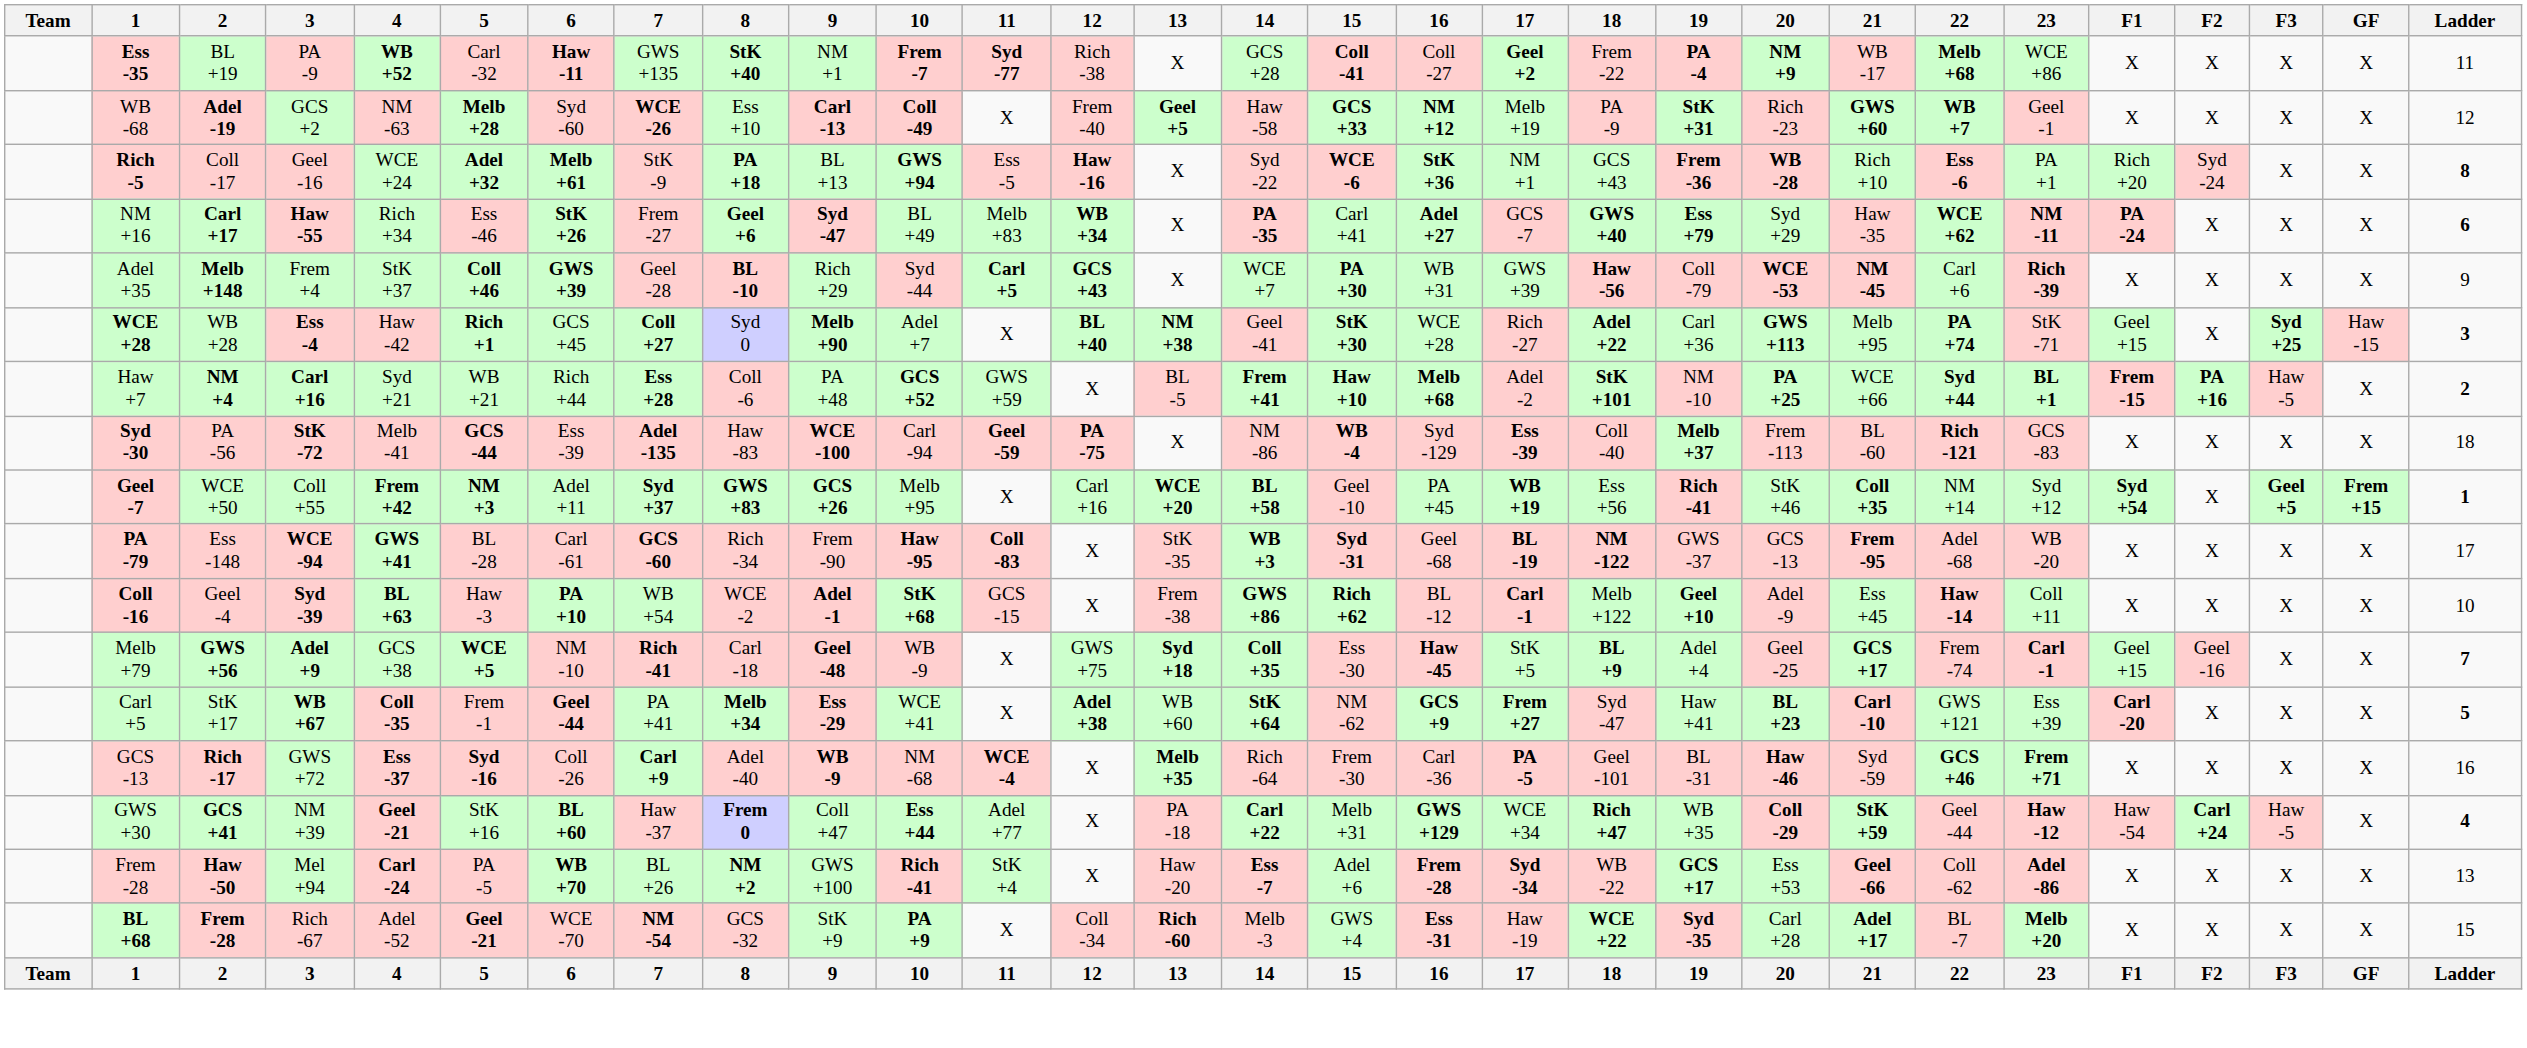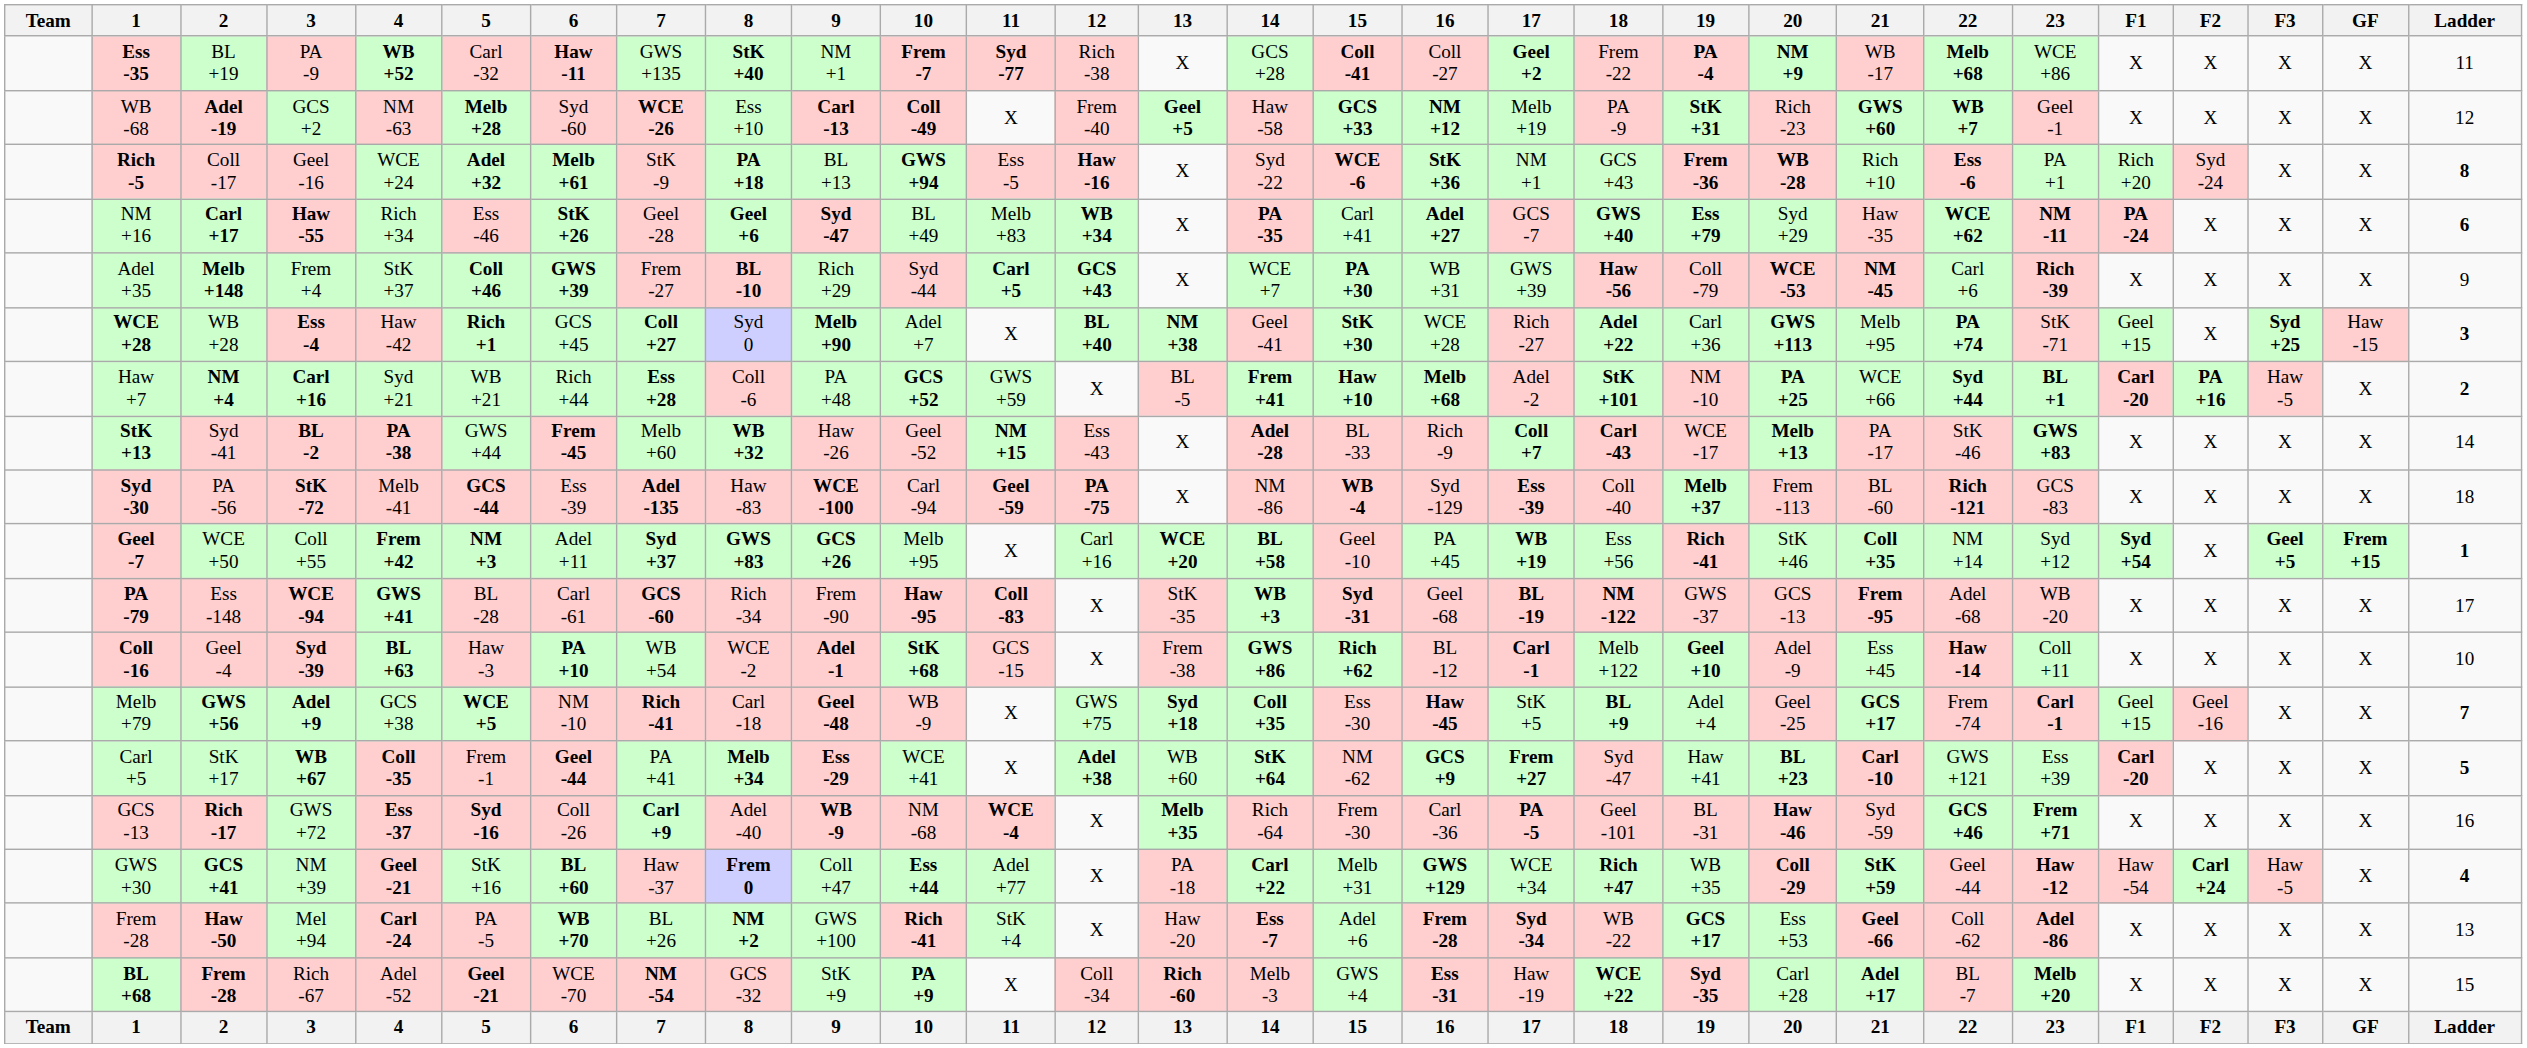(658, 225) Frem -27 -> (661, 225) Geel -28
(658, 279) Geel -28 -> (661, 279) Frem -27
(2132, 388) Frem -15 -> (2136, 388) Carl -20
+ row: (136, 442)
